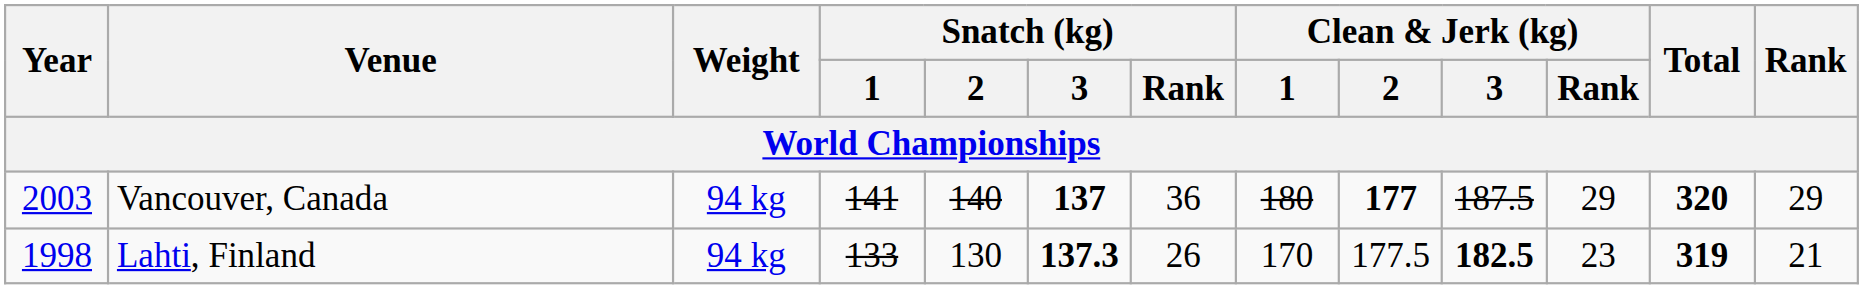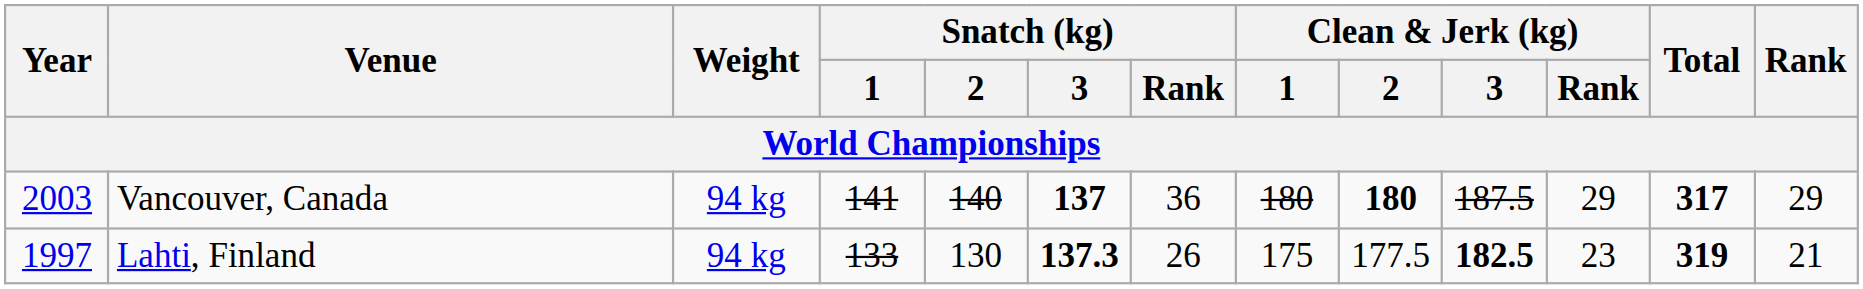(1391, 198) 177 -> (1391, 198) 180
(1702, 198) 320 -> (1702, 198) 317
(57, 254) 1998 -> (57, 254) 1997
(1287, 254) 170 -> (1287, 254) 175
